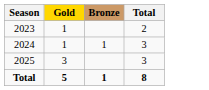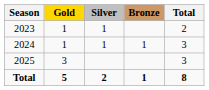+ column: (104, 12)
